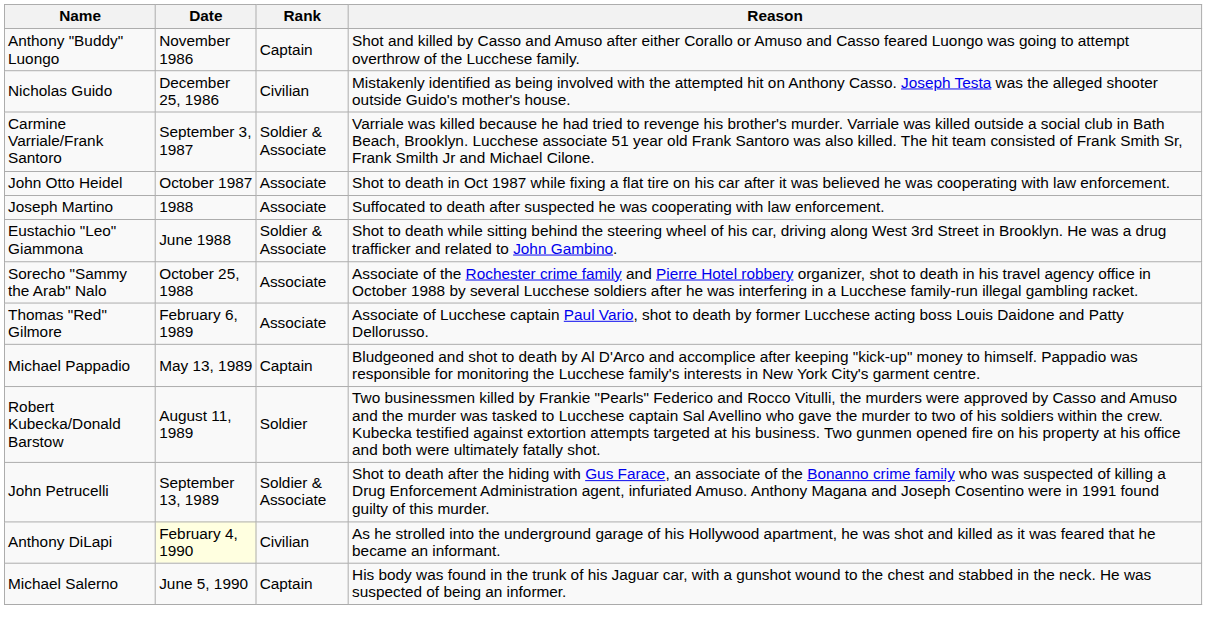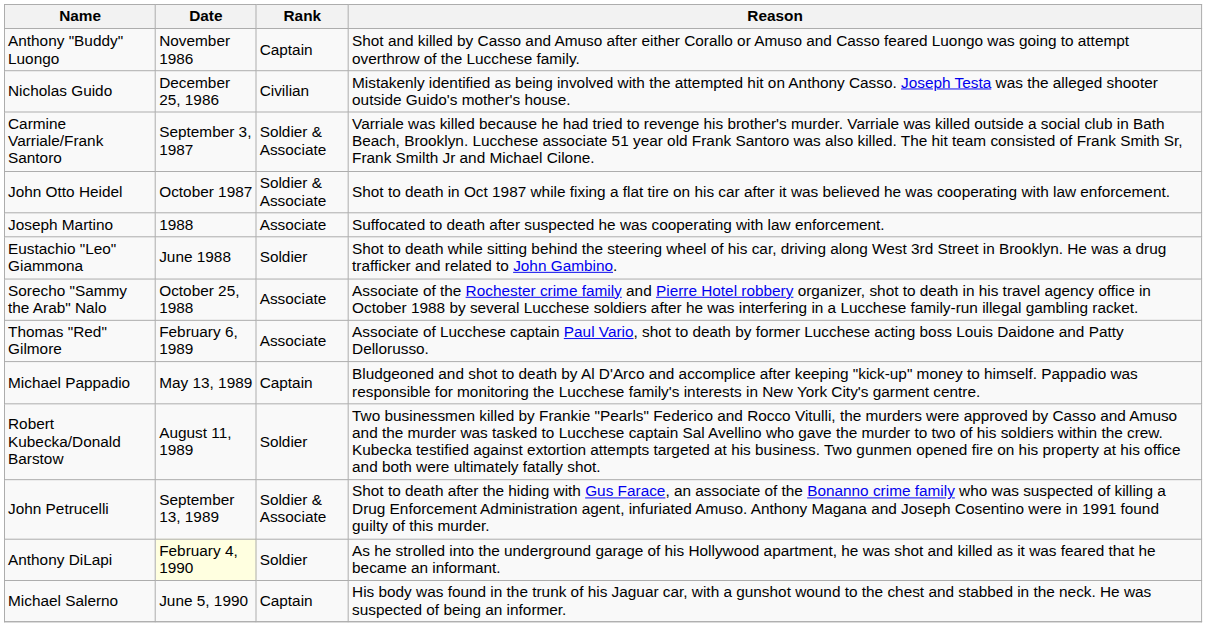(293, 183) Associate -> (293, 191) Soldier & Associate
(293, 240) Soldier & Associate -> (284, 257) Soldier
(284, 542) Civilian -> (284, 559) Soldier
